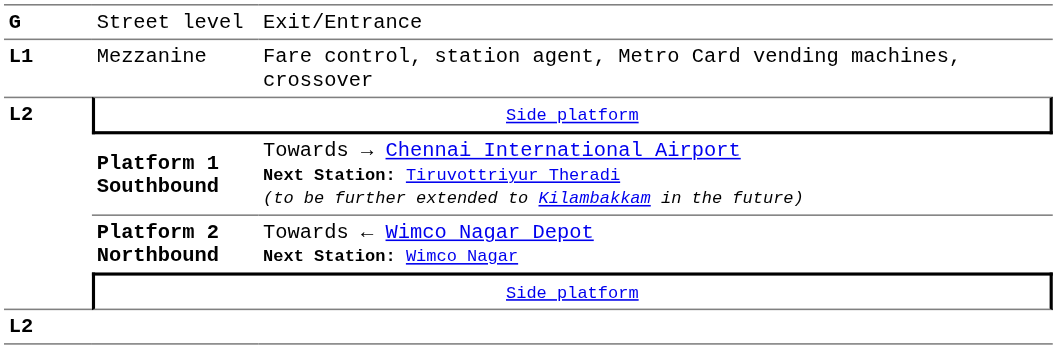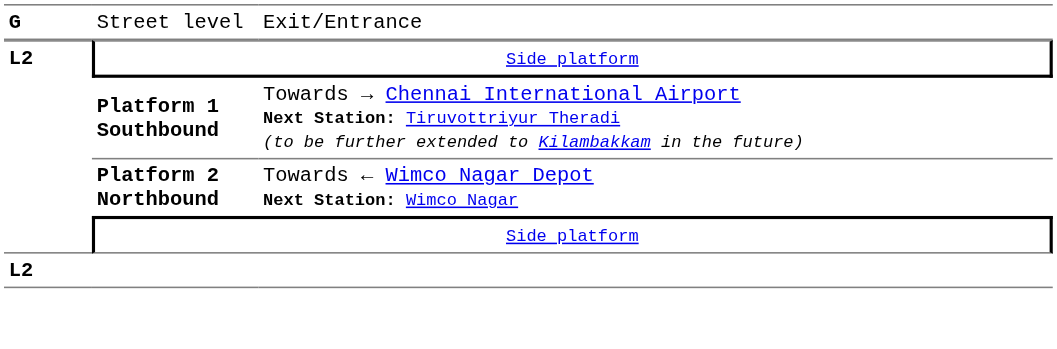- row: (152, 57)
